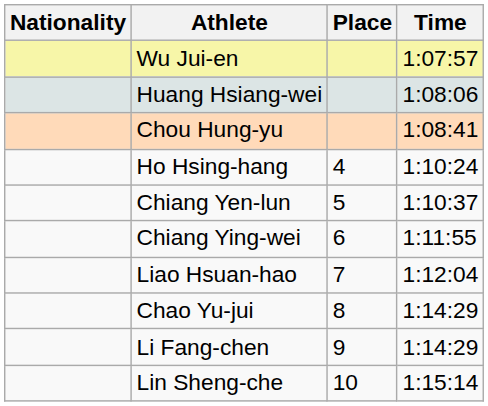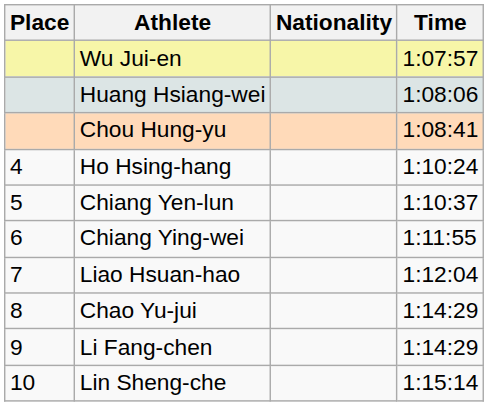columns swapped: (362, 22) <-> (68, 22)
